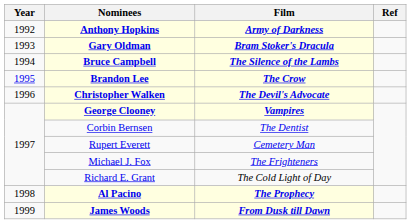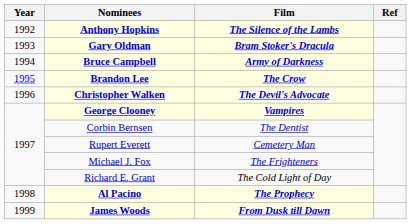(284, 29) Army of Darkness -> (284, 29) The Silence of the Lambs
(284, 62) The Silence of the Lambs -> (284, 62) Army of Darkness
